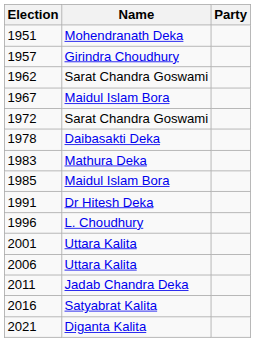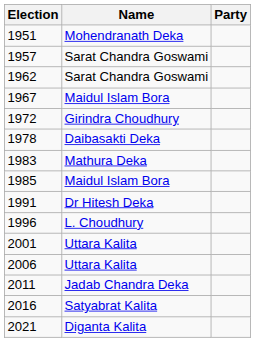(122, 56) Girindra Choudhury -> (136, 56) Sarat Chandra Goswami
(136, 118) Sarat Chandra Goswami -> (122, 118) Girindra Choudhury
